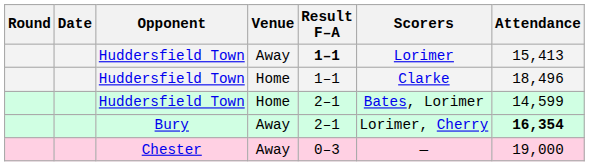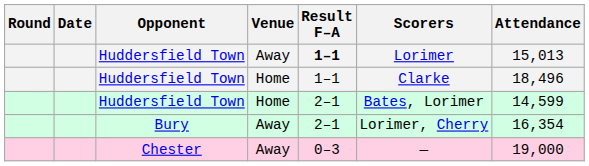(538, 56) 15,413 -> (538, 56) 15,013
(538, 126) bold -> (538, 126) normal
